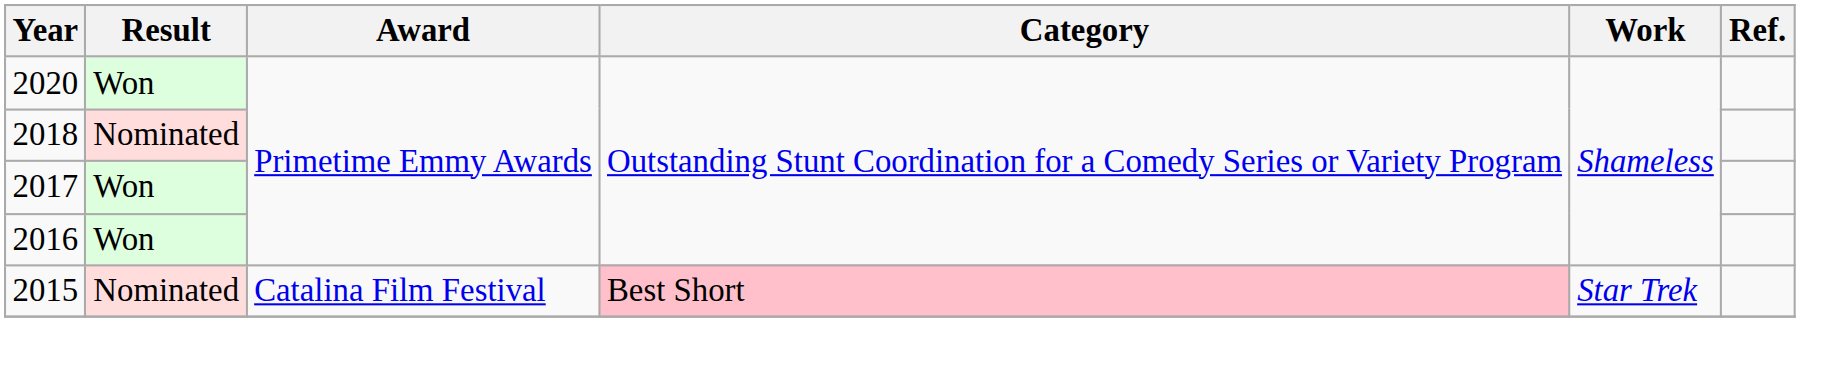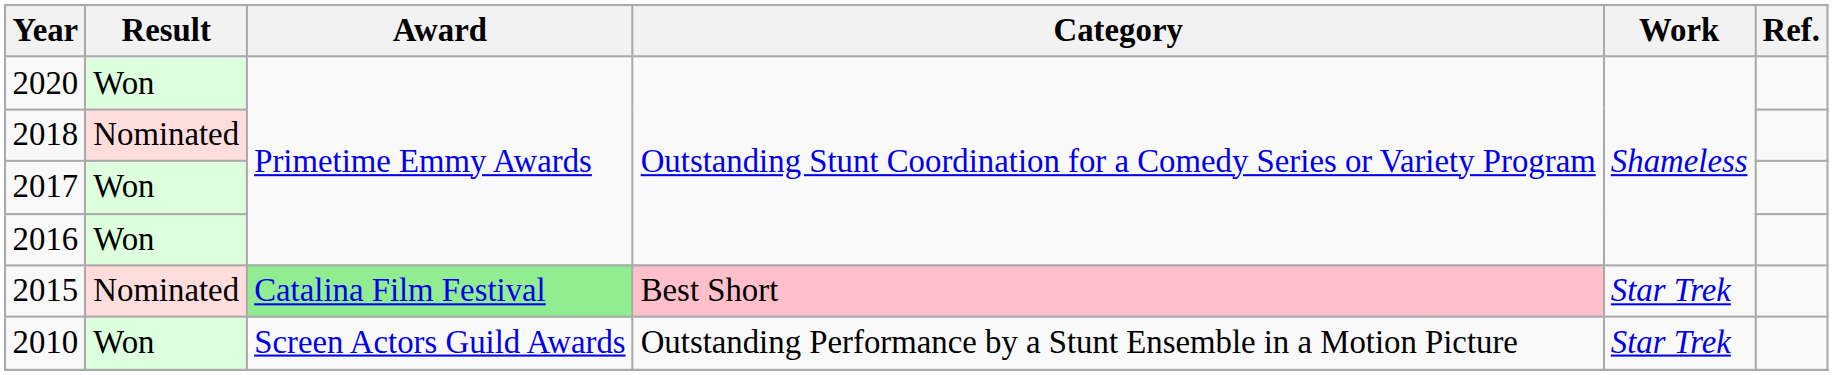(400, 290) no background -> (400, 290) lightgreen background
+ row: (45, 342)
